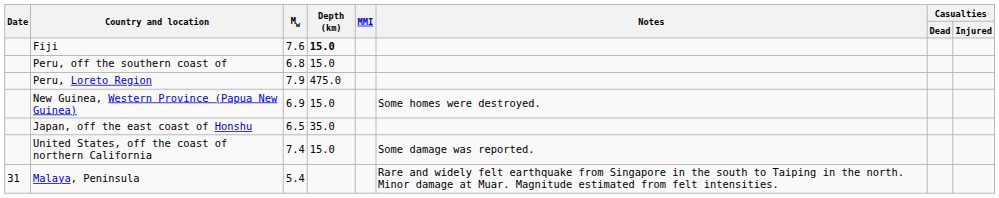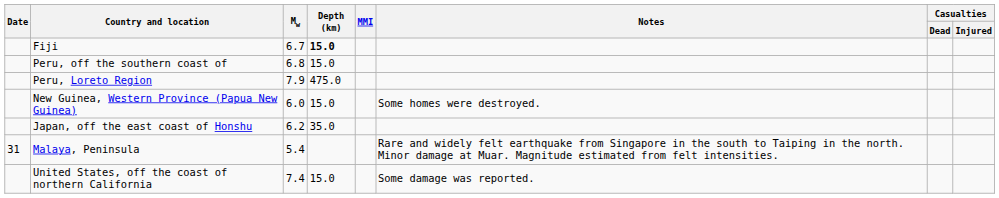(295, 47) 7.6 -> (295, 47) 6.7
(295, 104) 6.9 -> (295, 104) 6.0
(295, 127) 6.5 -> (295, 127) 6.2
rows swapped: (86, 178) <-> (130, 150)
